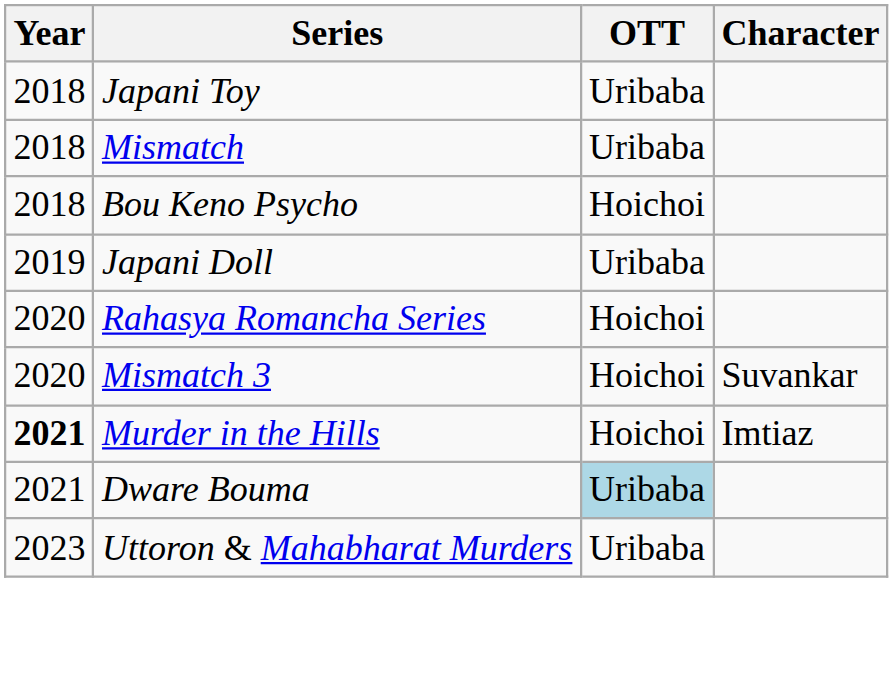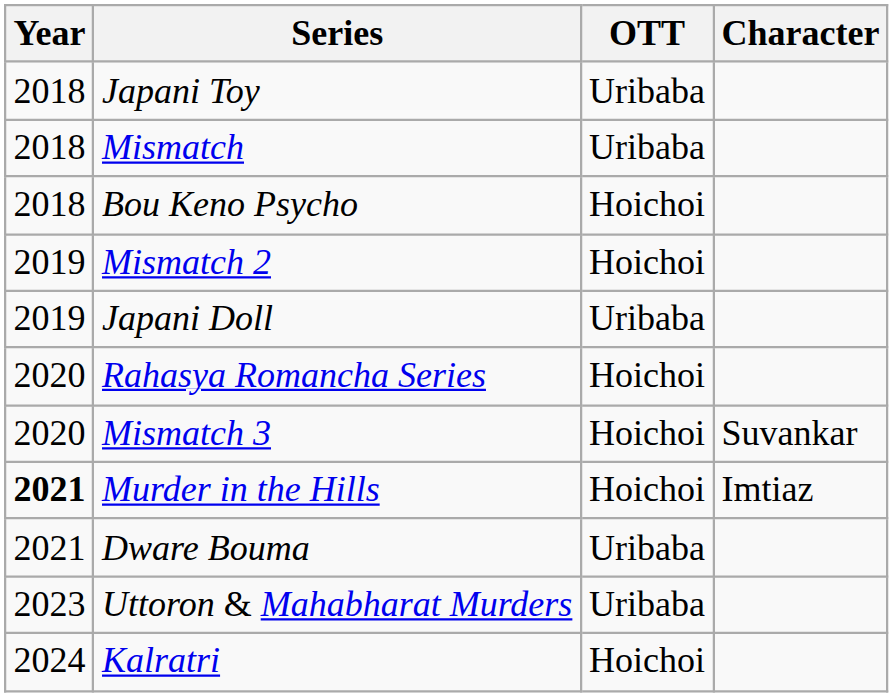+ row: (187, 261)
(647, 489) lightblue background -> (647, 546) no background
+ row: (161, 661)
